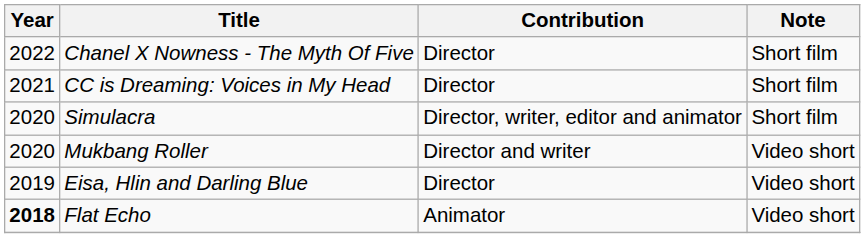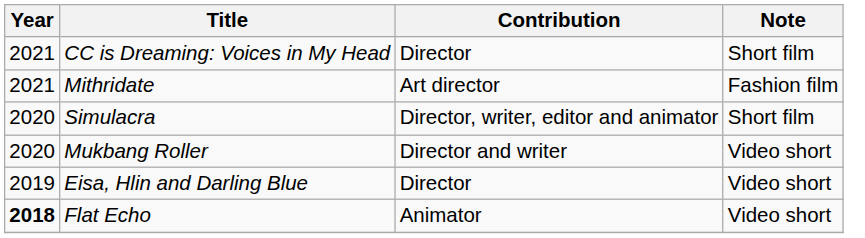- row: (239, 53)
+ row: (109, 85)
